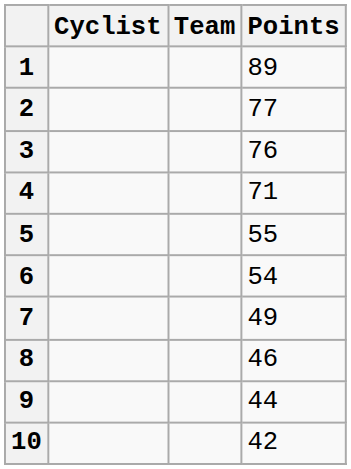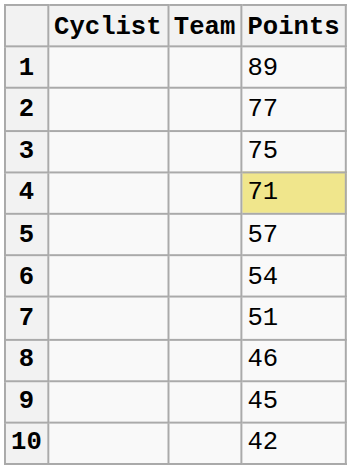(263, 151) 76 -> (263, 151) 75
(263, 193) no background -> (263, 193) khaki background
(263, 235) 55 -> (263, 235) 57
(263, 318) 49 -> (263, 318) 51
(263, 402) 44 -> (263, 402) 45
